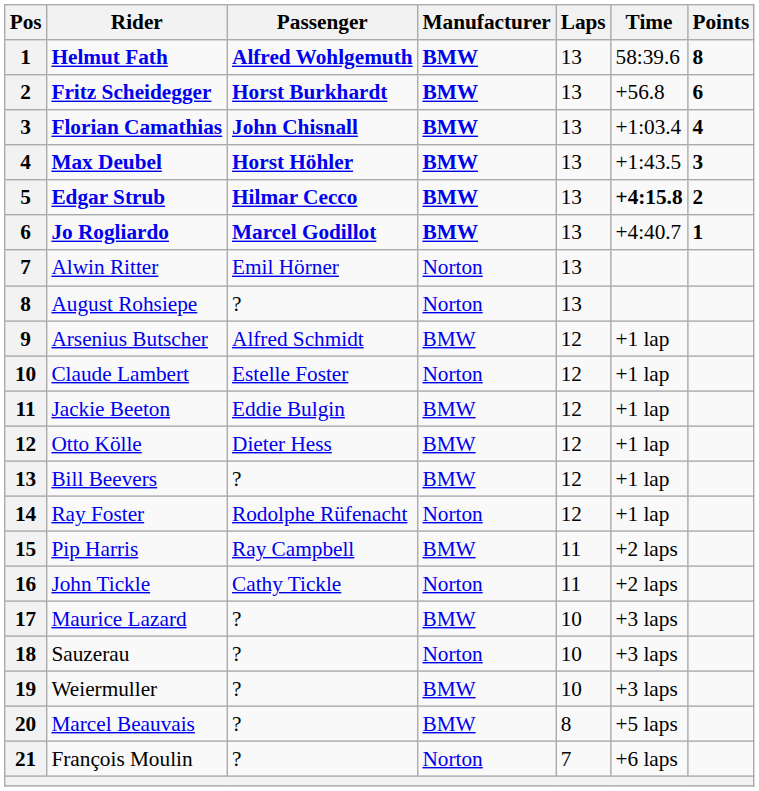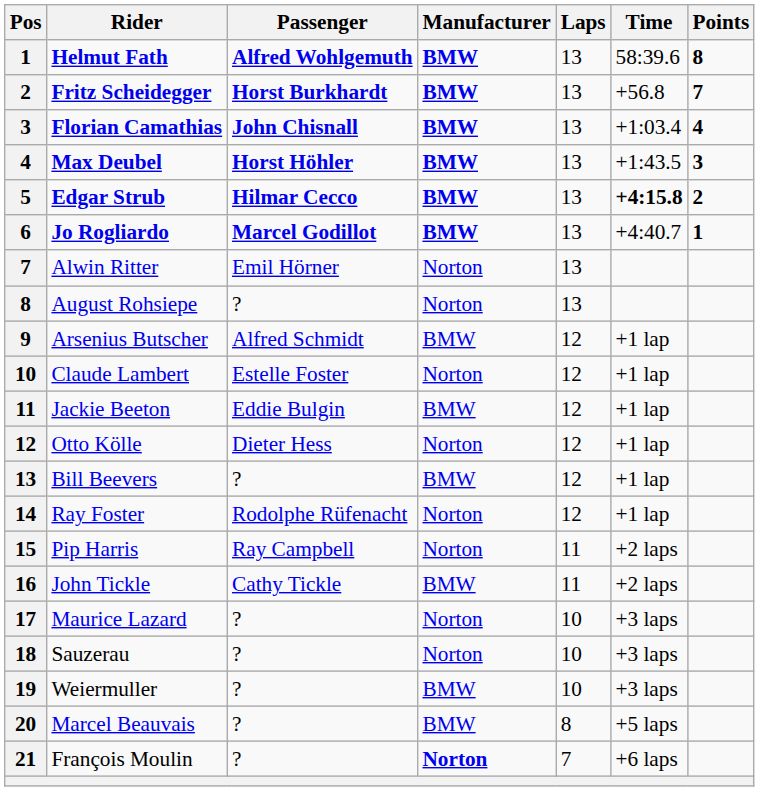(698, 92) 6 -> (698, 92) 7
(449, 443) BMW -> (453, 443) Norton
(449, 548) BMW -> (453, 548) Norton
(453, 583) Norton -> (449, 583) BMW
(449, 618) BMW -> (453, 618) Norton
(453, 759) normal -> (455, 759) bold
